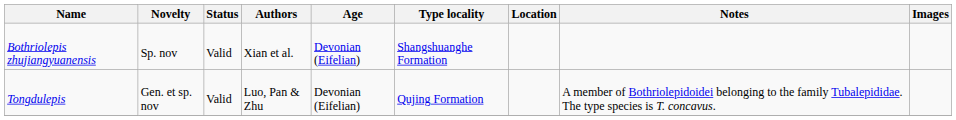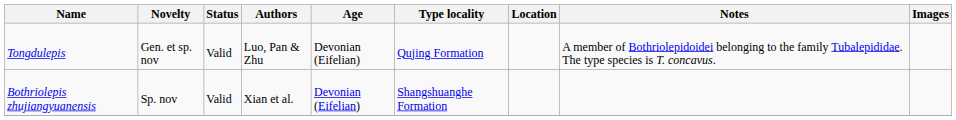rows swapped: (51, 53) <-> (36, 99)
